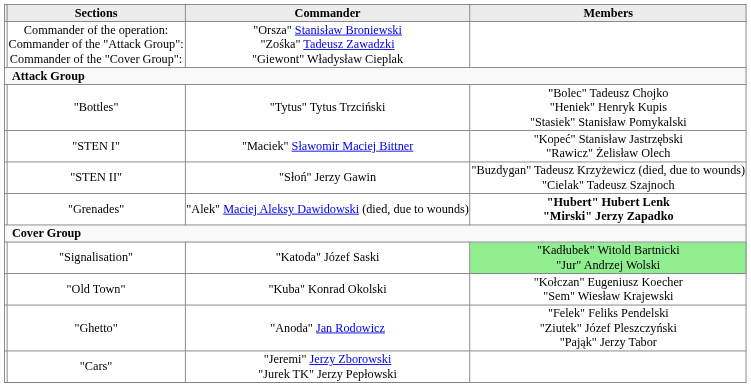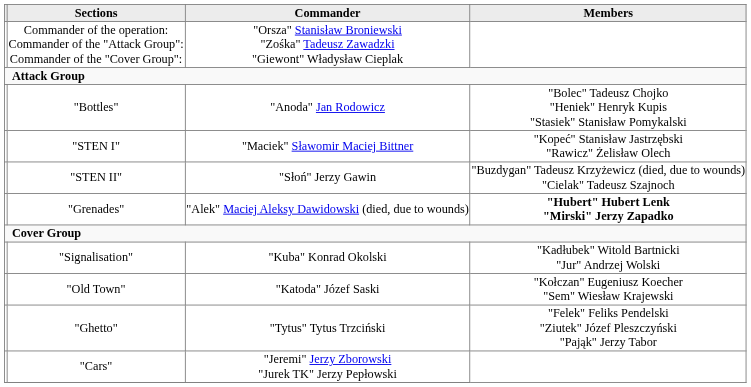(328, 107) "Tytus" Tytus Trzciński -> (328, 107) "Anoda" Jan Rodowicz
(328, 257) "Katoda" Józef Saski -> (328, 257) "Kuba" Konrad Okolski
(608, 257) lightgreen background -> (608, 257) no background
(328, 289) "Kuba" Konrad Okolski -> (328, 289) "Katoda" Józef Saski
(328, 328) "Anoda" Jan Rodowicz -> (328, 328) "Tytus" Tytus Trzciński
